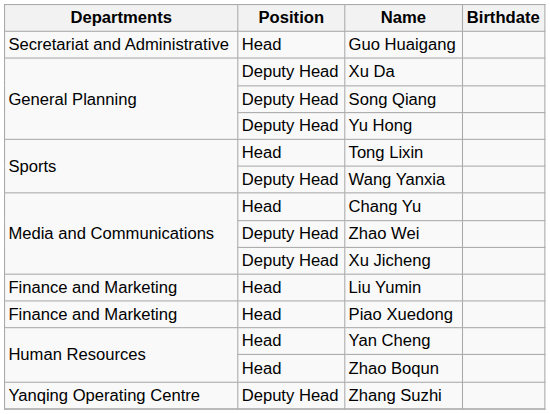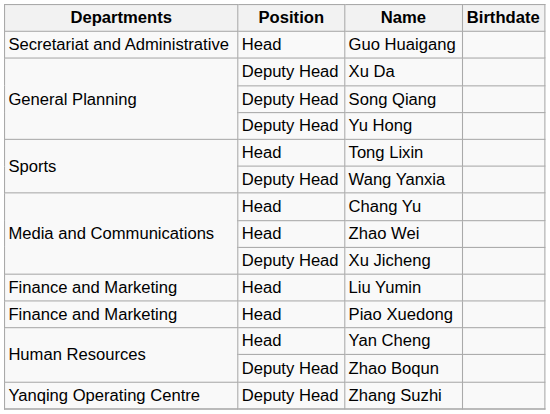(290, 233) Deputy Head -> (262, 233) Head
(262, 367) Head -> (290, 367) Deputy Head
